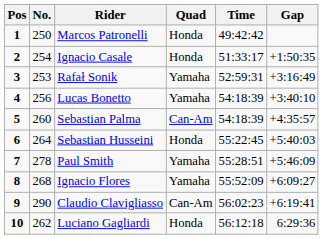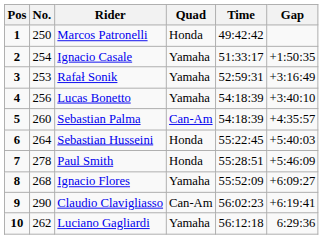(186, 56) Honda -> (189, 56) Yamaha
(189, 160) Yamaha -> (186, 160) Honda
(186, 223) Honda -> (189, 223) Yamaha
